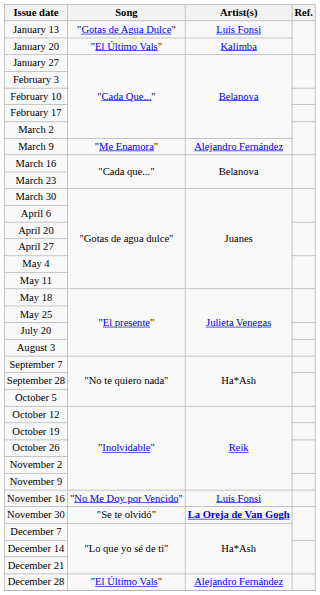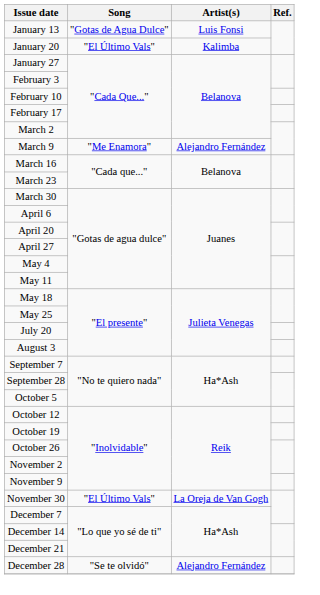- row: (36, 498)
(126, 515) "Se te olvidó" -> (119, 498) "El Último Vals"
(239, 515) bold -> (221, 498) normal
(126, 582) "El Último Vals" -> (119, 565) "Se te olvidó"
